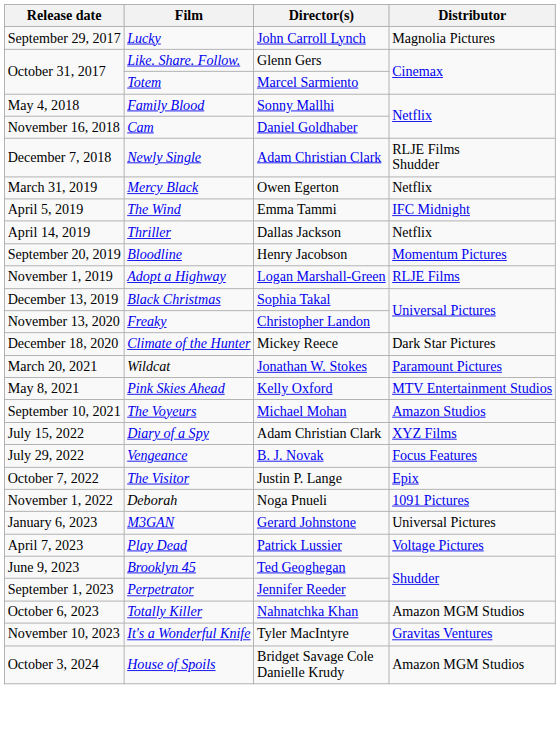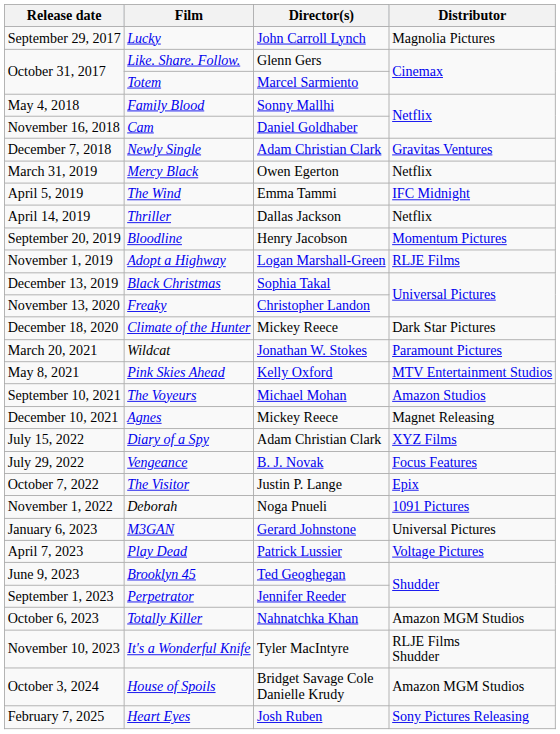(426, 157) RLJE Films Shudder -> (442, 149) Gravitas Ventures
+ row: (144, 417)
(442, 634) Gravitas Ventures -> (426, 648) RLJE Films Shudder
+ row: (159, 717)
